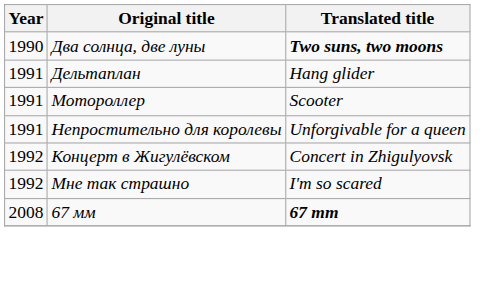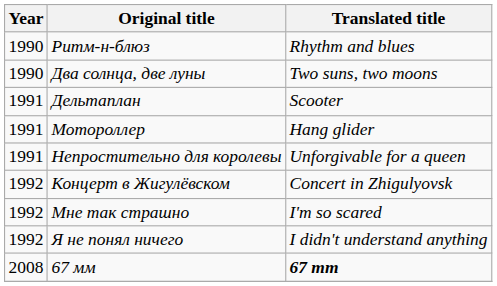+ row: (101, 45)
(366, 45) bold -> (364, 73) normal
(332, 73) Hang glider -> (316, 101) Scooter
(316, 101) Scooter -> (332, 128) Hang glider
+ row: (117, 239)
